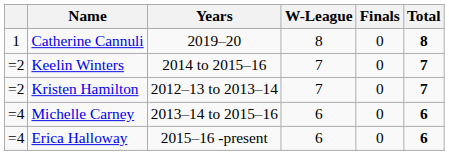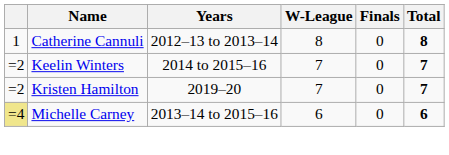(214, 41) 2019–20 -> (214, 41) 2012–13 to 2013–14
(214, 89) 2012–13 to 2013–14 -> (214, 89) 2019–20
(16, 114) no background -> (16, 114) khaki background
- row: (79, 138)
